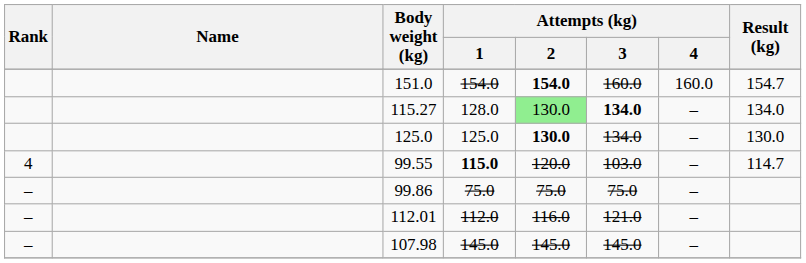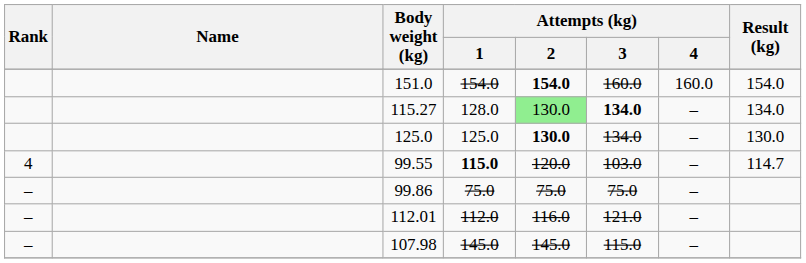(765, 83) 154.7 -> (765, 83) 154.0
(622, 244) 145.0 -> (622, 244) 115.0
